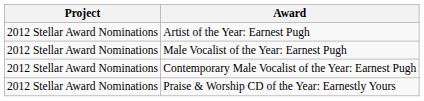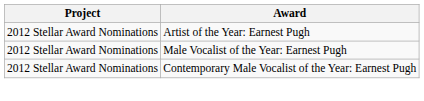- row: (279, 86)
